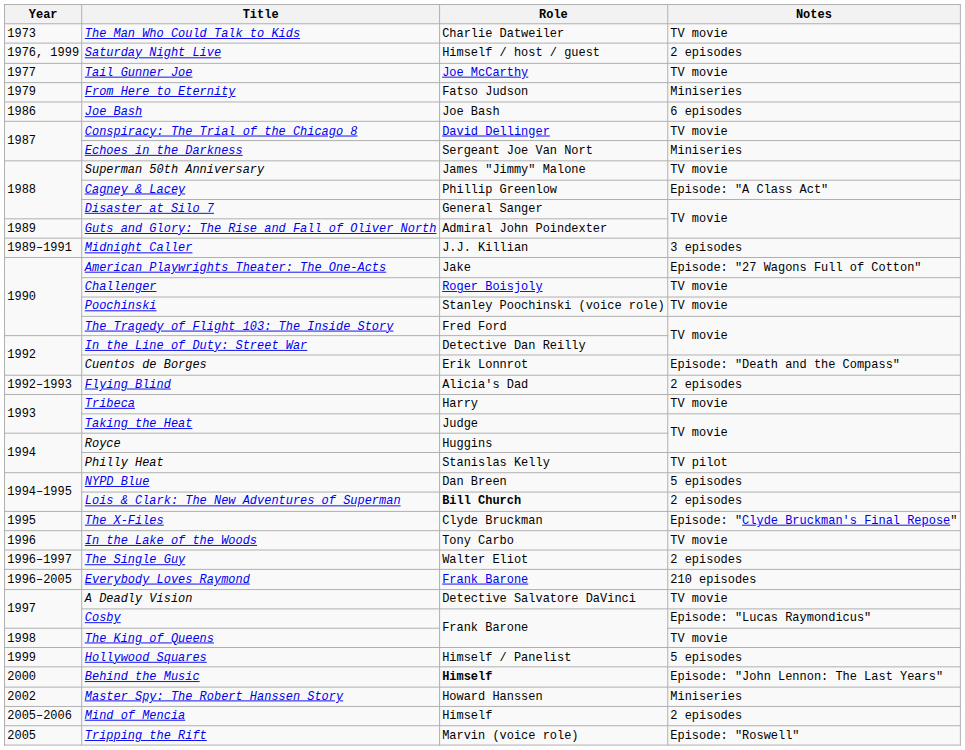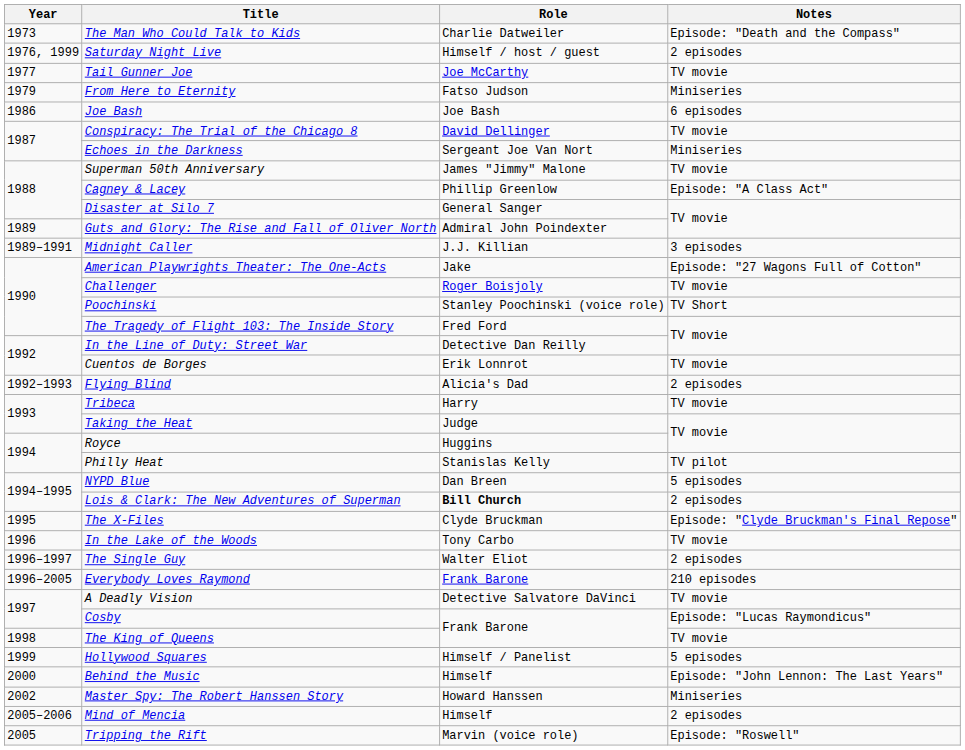(699, 34) TV movie -> (785, 34) Episode: "Death and the Compass"
(699, 307) TV movie -> (699, 307) TV Short
(785, 365) Episode: "Death and the Compass" -> (699, 365) TV movie
(467, 677) bold -> (467, 677) normal
